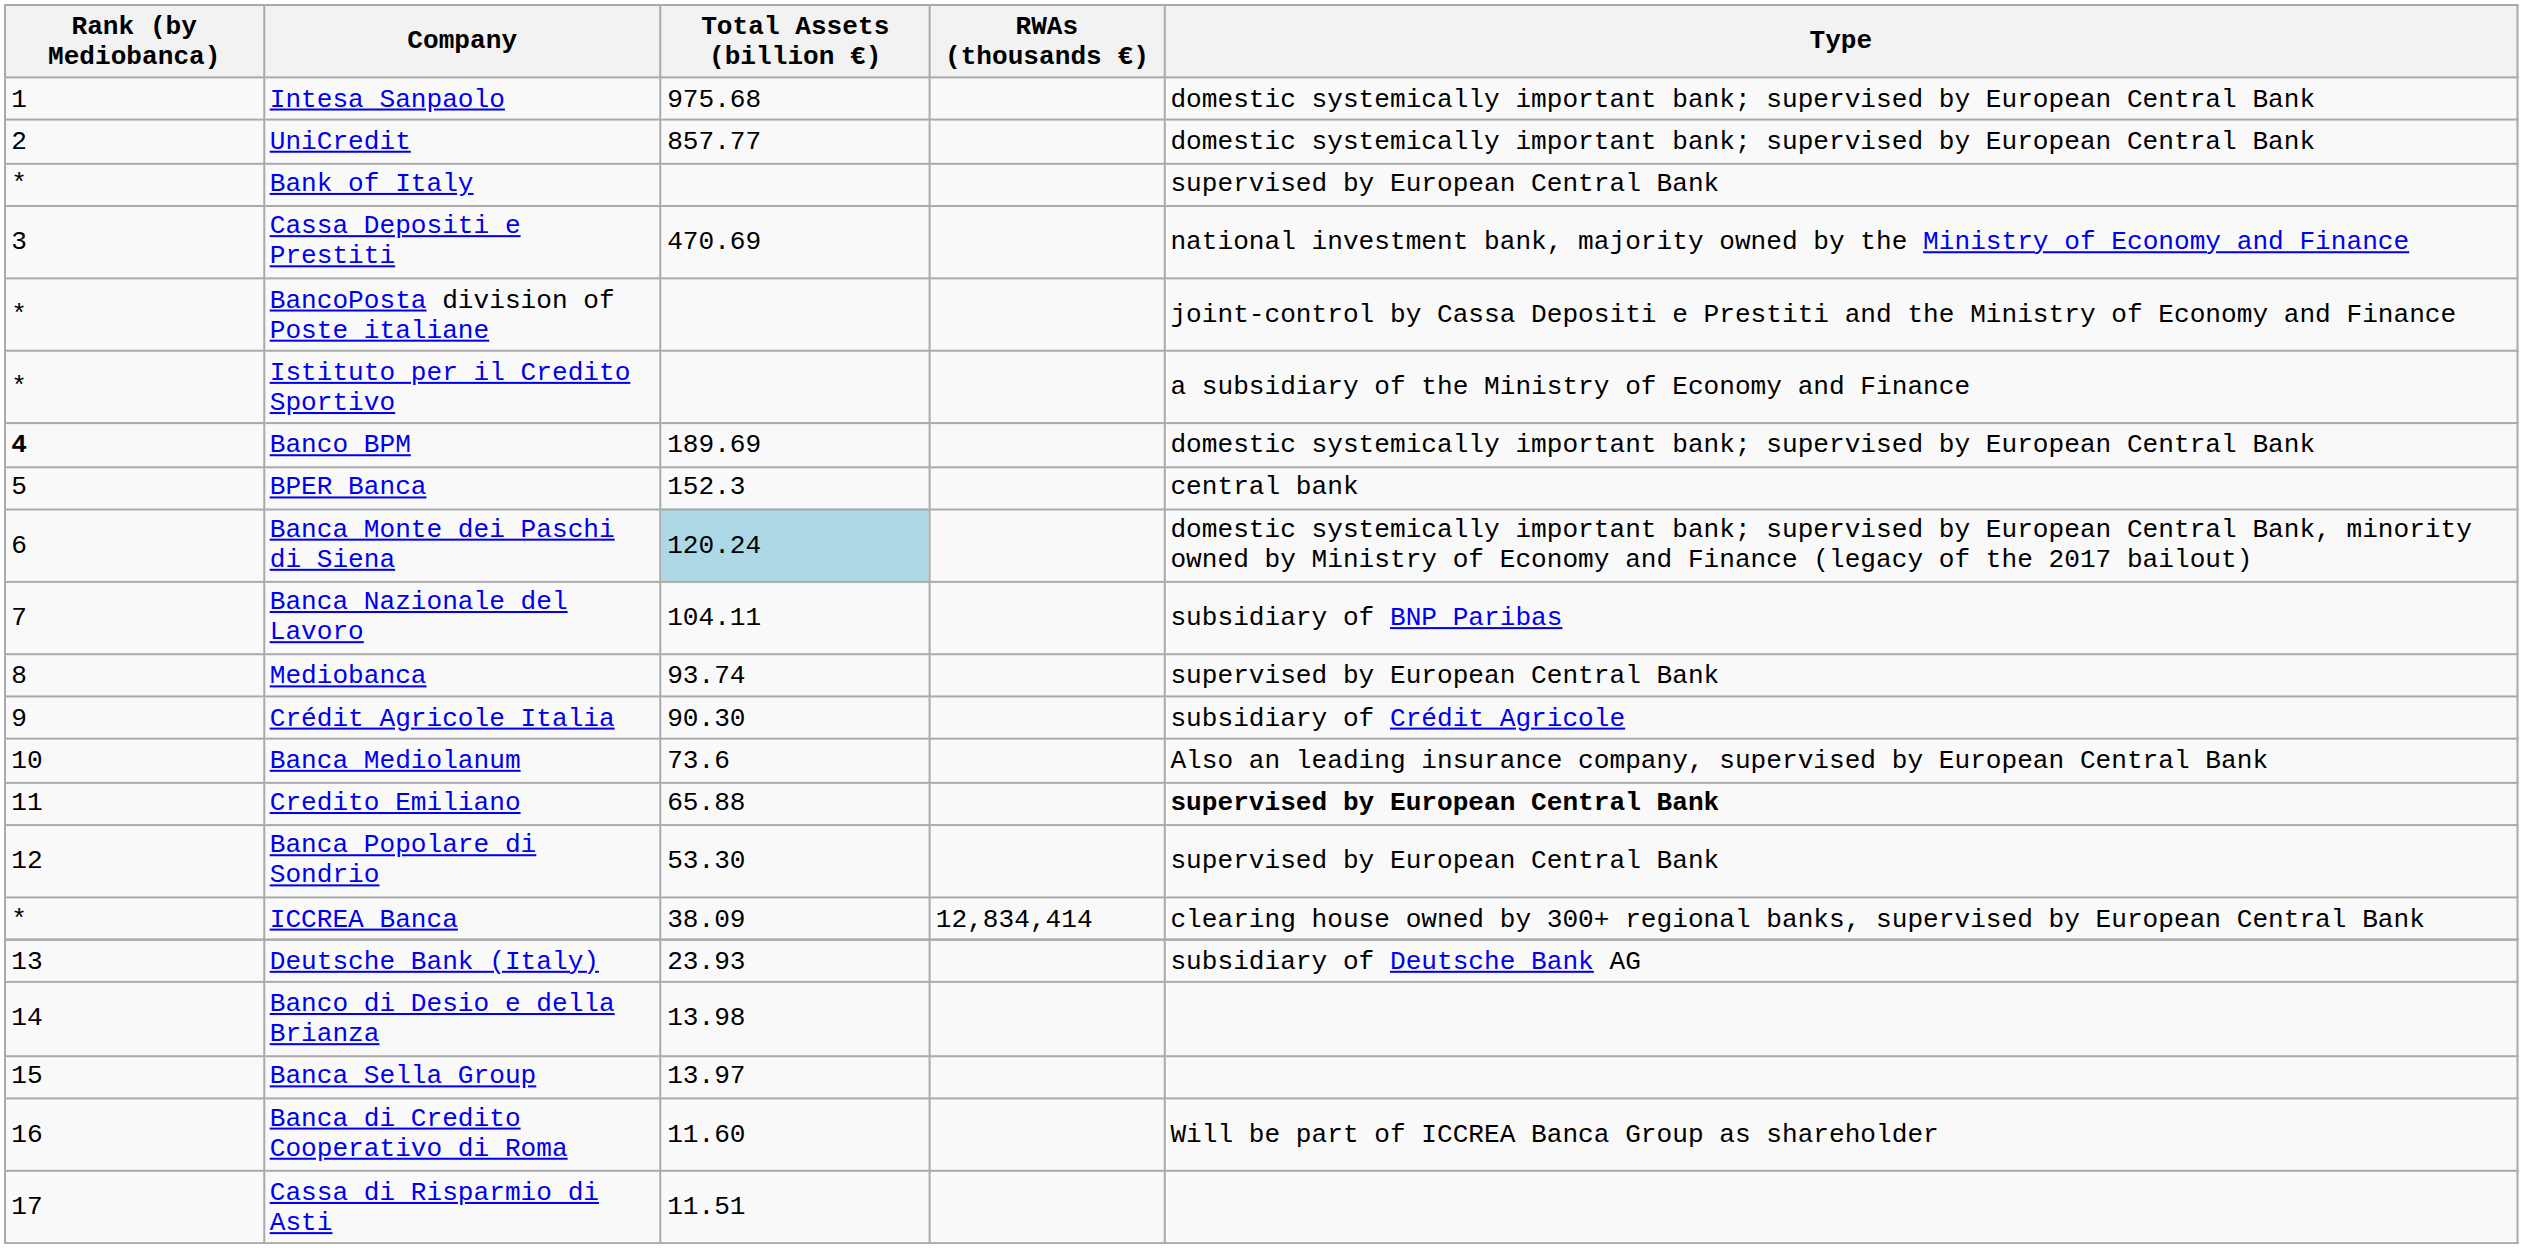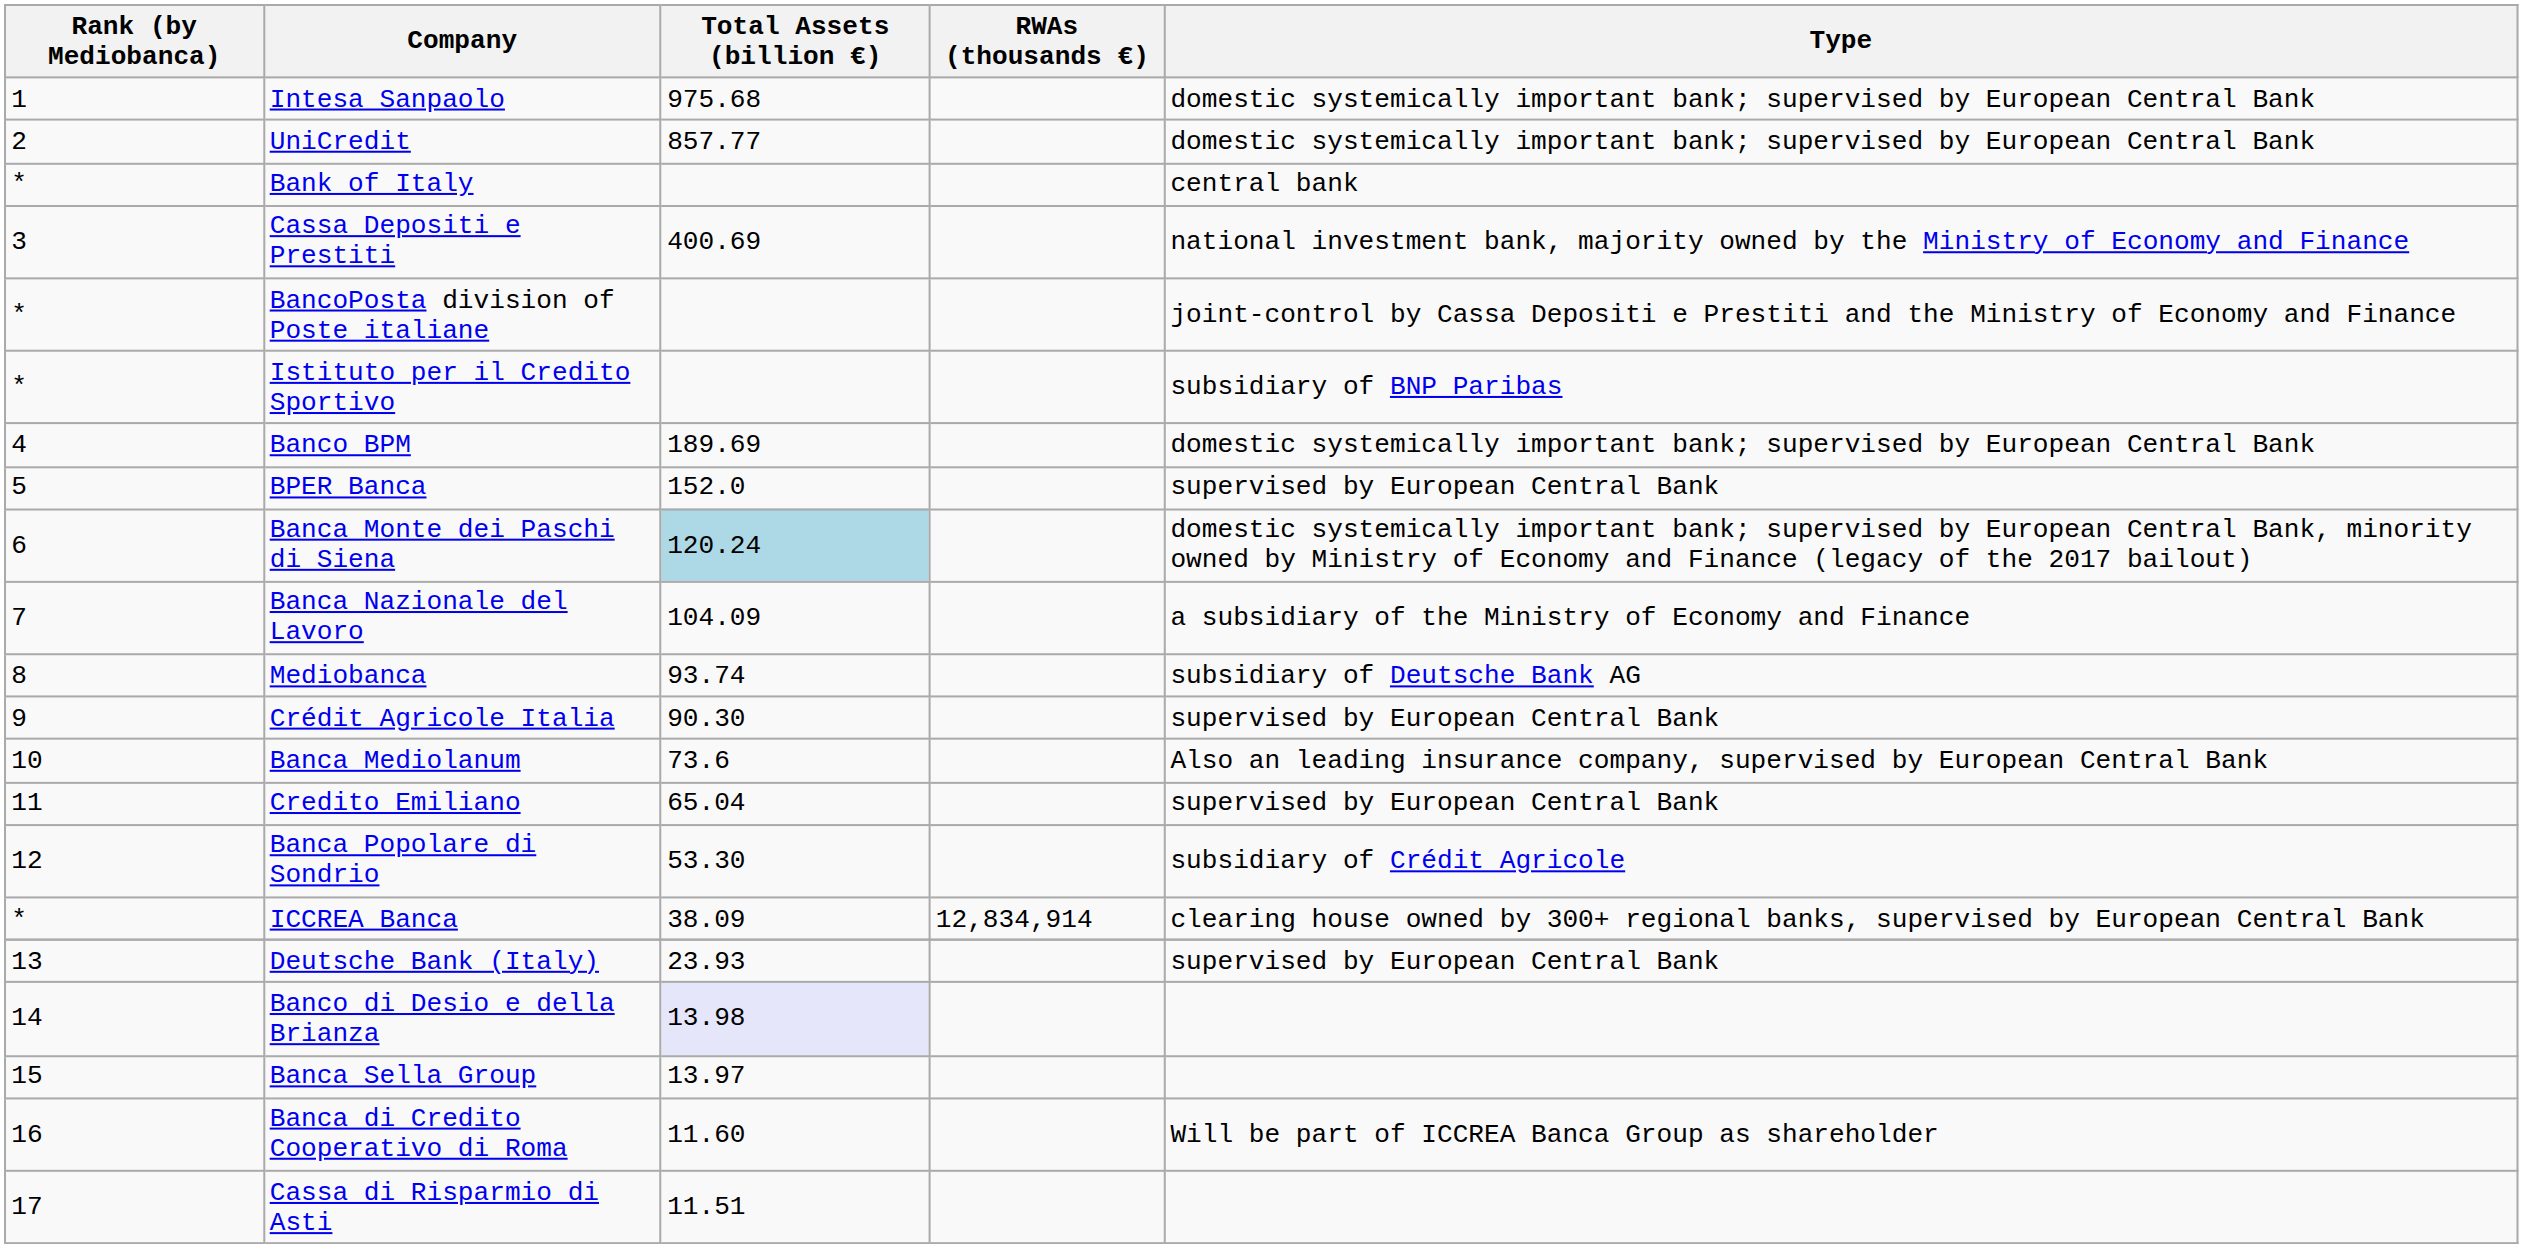(1445, 184) supervised by European Central Bank -> (1265, 184) central bank
(714, 242) 470.69 -> (714, 242) 400.69
(1570, 387) a subsidiary of the Ministry of Economy and Finance -> (1366, 387) subsidiary of BNP Paribas
(19, 445) bold -> (19, 445) normal
(706, 488) 152.3 -> (706, 488) 152.0
(1265, 488) central bank -> (1445, 488) supervised by European Central Bank
(714, 618) 104.11 -> (714, 618) 104.09
(1366, 618) subsidiary of BNP Paribas -> (1570, 618) a subsidiary of the Ministry of Economy and Finance
(1445, 676) supervised by European Central Bank -> (1406, 676) subsidiary of Deutsche Bank AG
(1398, 718) subsidiary of Crédit Agricole -> (1445, 718) supervised by European Central Bank
(706, 803) 65.88 -> (706, 803) 65.04
(1445, 803) bold -> (1445, 803) normal
(1445, 861) supervised by European Central Bank -> (1398, 861) subsidiary of Crédit Agricole
(1014, 919) 12,834,414 -> (1014, 919) 12,834,914
(1406, 961) subsidiary of Deutsche Bank AG -> (1445, 961) supervised by European Central Bank
(706, 1019) no background -> (706, 1019) lavender background
